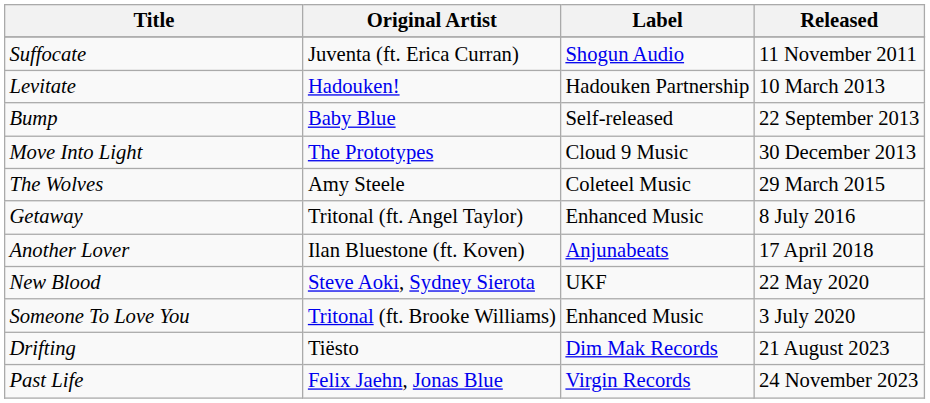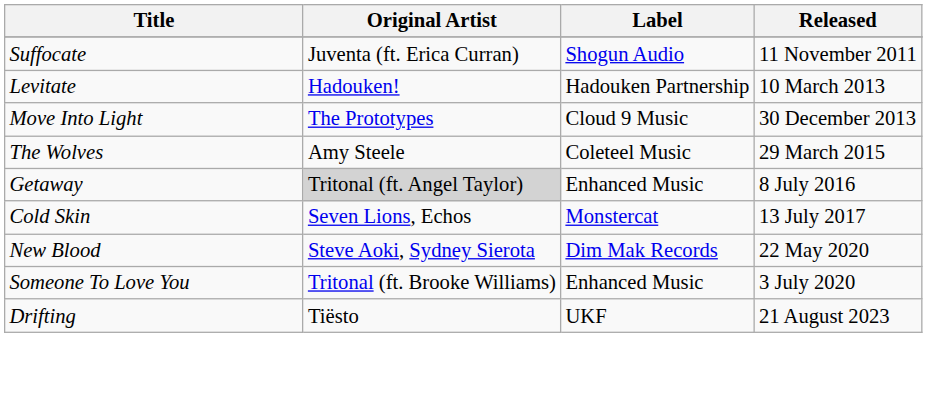- row: (33, 119)
(416, 217) no background -> (416, 184) lightgrey background
+ row: (50, 217)
- row: (69, 250)
(586, 282) UKF -> (642, 250) Dim Mak Records
(642, 348) Dim Mak Records -> (586, 315) UKF
- row: (46, 380)
